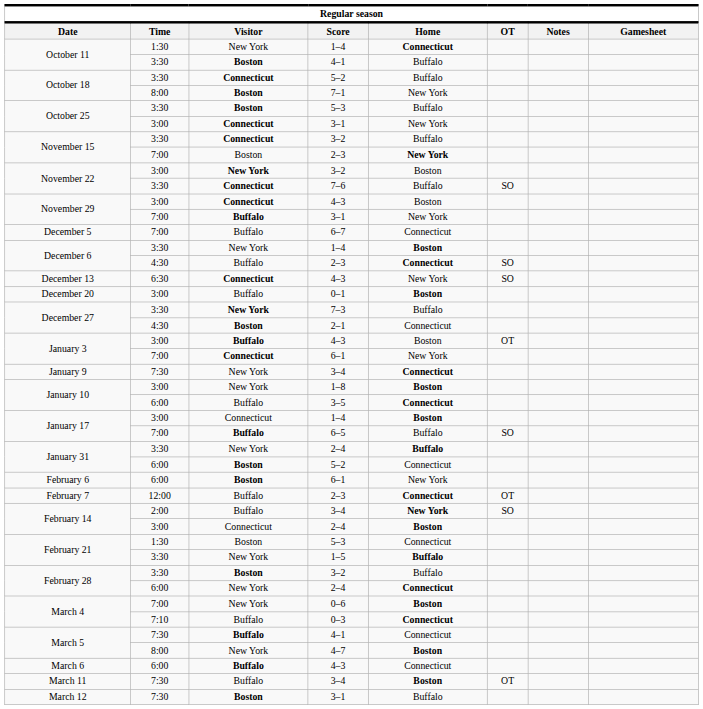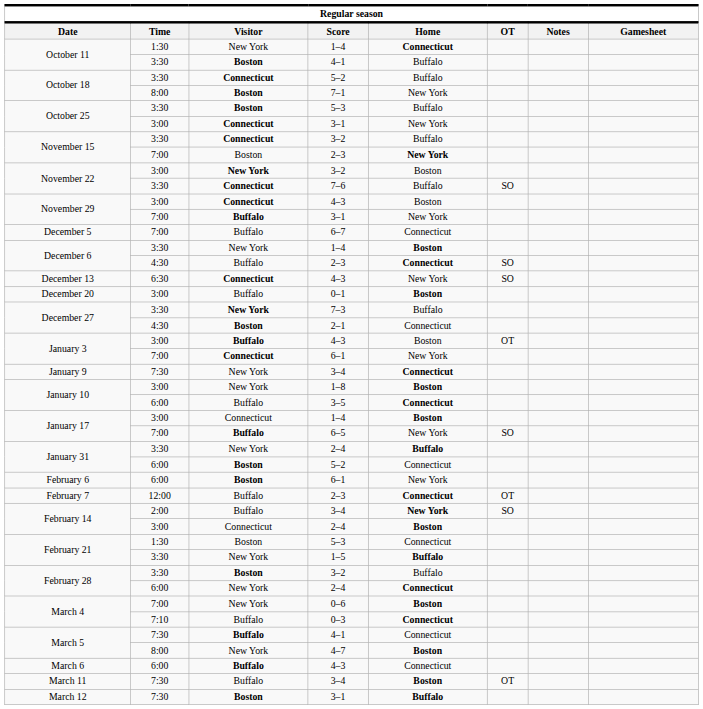(428, 433) Buffalo -> (428, 433) New York
(428, 696) normal -> (428, 696) bold
